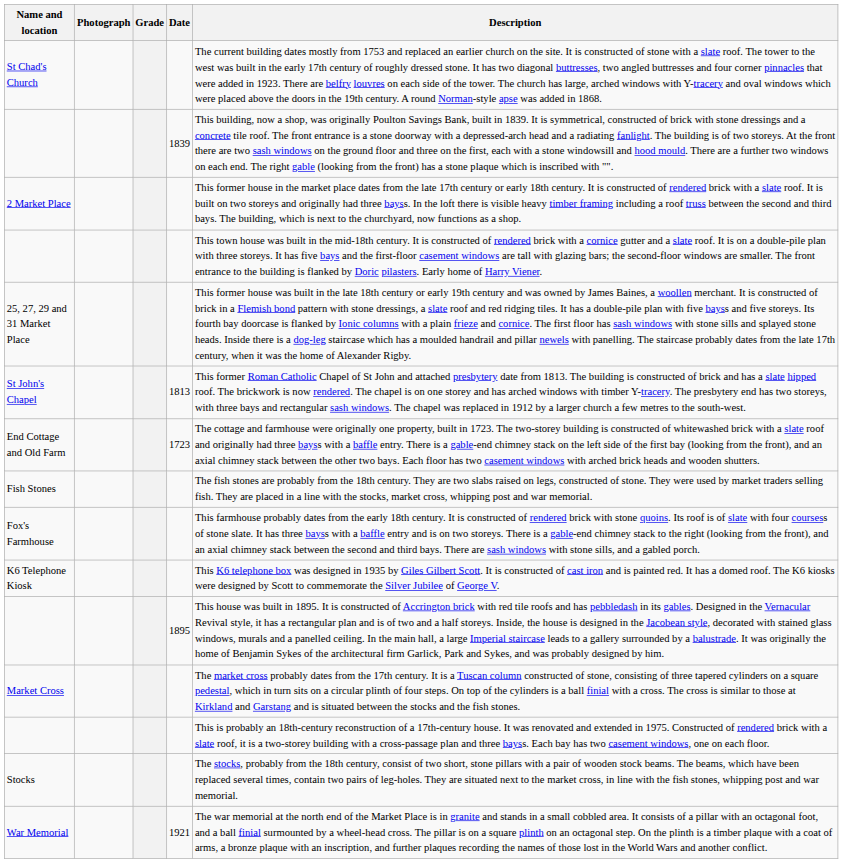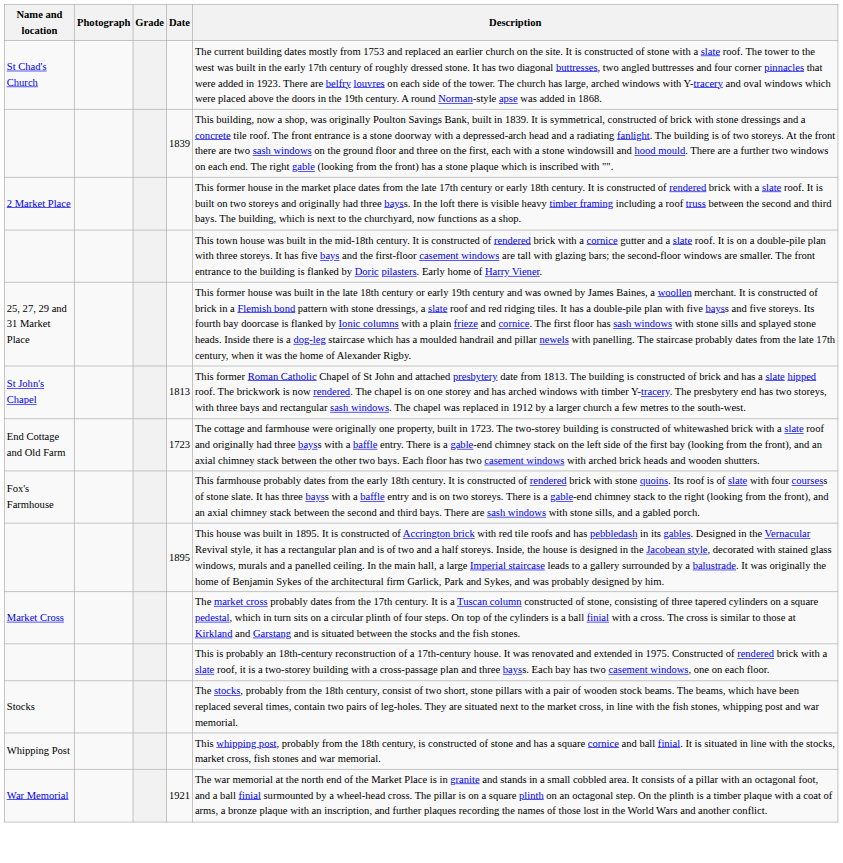- row: (31, 489)
- row: (36, 578)
+ row: (38, 751)
